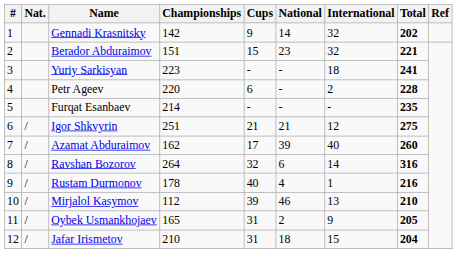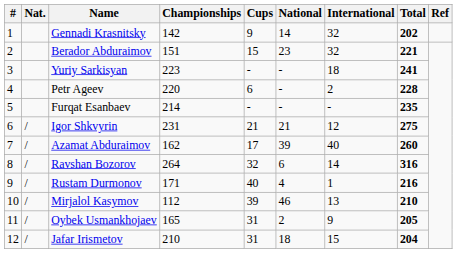(171, 126) 251 -> (171, 126) 231
(171, 182) 178 -> (171, 182) 171
